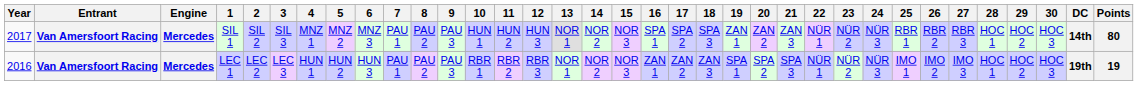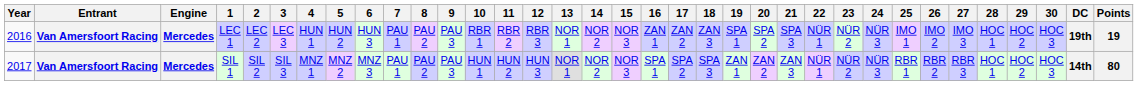rows swapped: (230, 66) <-> (230, 36)
